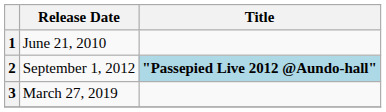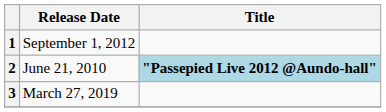(64, 42) June 21, 2010 -> (79, 42) September 1, 2012
(79, 68) September 1, 2012 -> (64, 68) June 21, 2010
